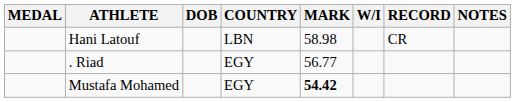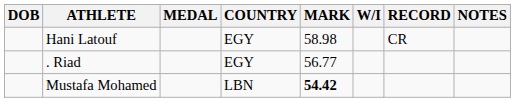columns swapped: (35, 16) <-> (202, 16)
(239, 39) LBN -> (239, 39) EGY
(239, 85) EGY -> (239, 85) LBN
